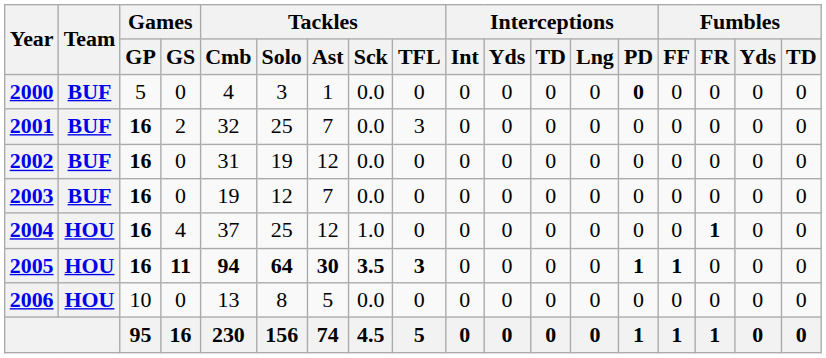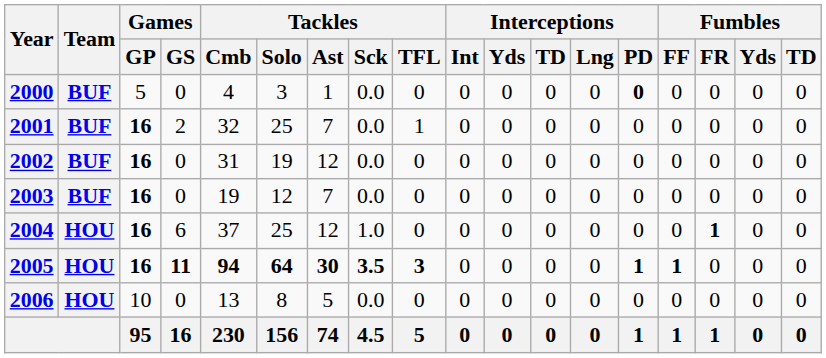(419, 126) 3 -> (419, 126) 1
(181, 230) 4 -> (181, 230) 6
